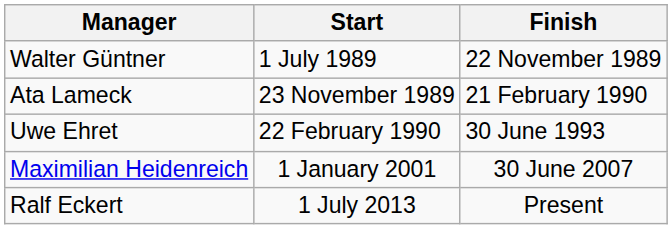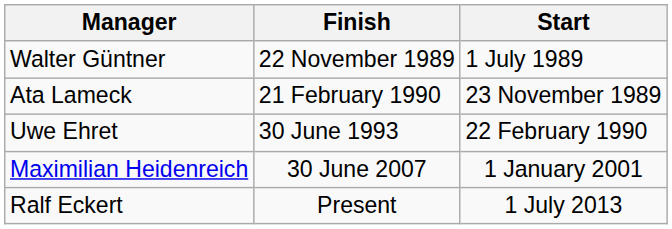columns swapped: (357, 22) <-> (563, 22)
